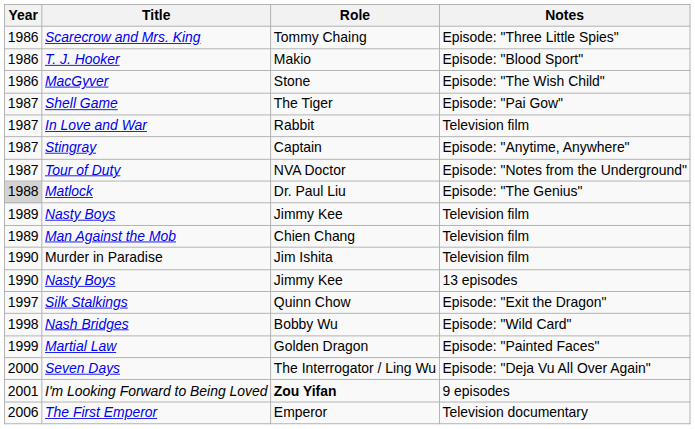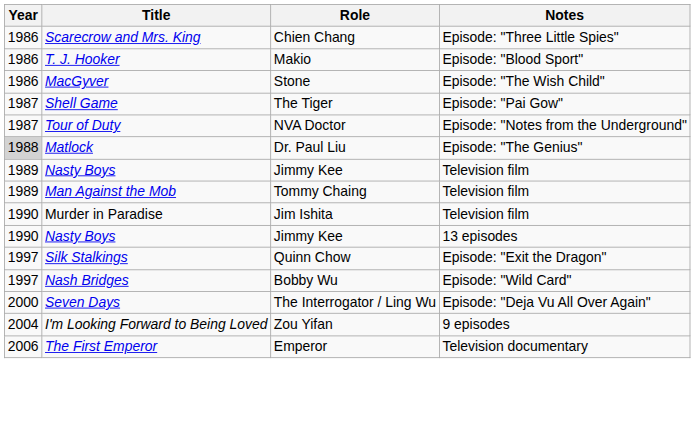(320, 37) Tommy Chaing -> (314, 37) Chien Chang
- row: (96, 125)
- row: (71, 147)
(314, 236) Chien Chang -> (320, 192) Tommy Chaing
(23, 324) 1998 -> (23, 280) 1997
- row: (81, 346)
(23, 390) 2001 -> (23, 324) 2004
(305, 390) bold -> (303, 324) normal
